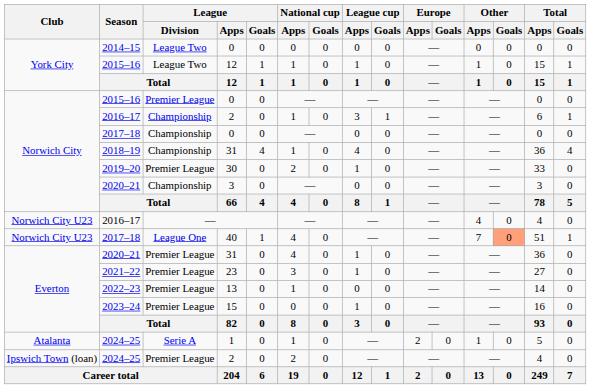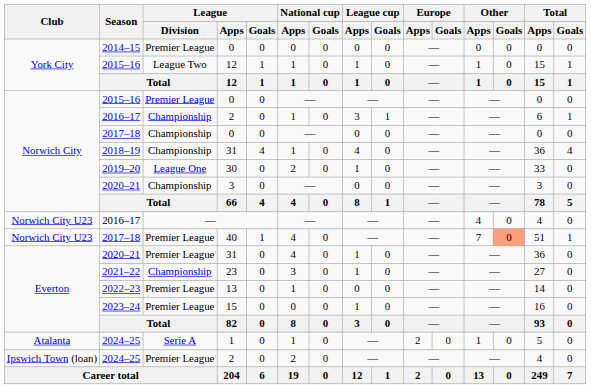(180, 47) League Two -> (180, 47) Premier League
(180, 168) Premier League -> (180, 168) League One
(180, 237) League One -> (180, 237) Premier League
(180, 271) Premier League -> (180, 271) Championship
